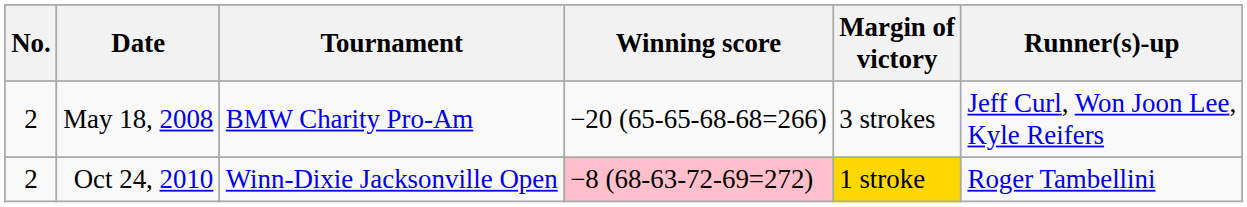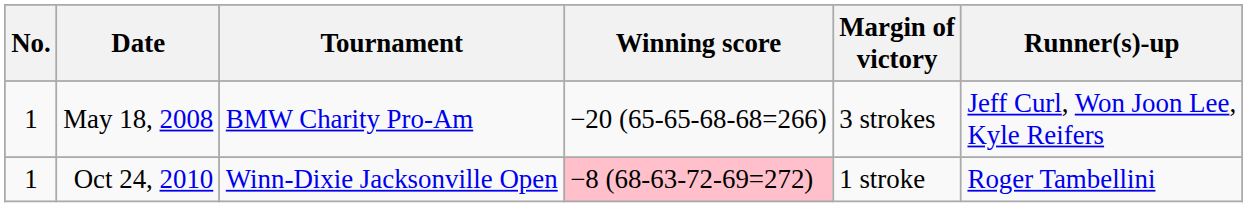(31, 119) 2 -> (31, 119) 1
(31, 179) 2 -> (31, 179) 1
(882, 179) gold background -> (882, 179) no background
